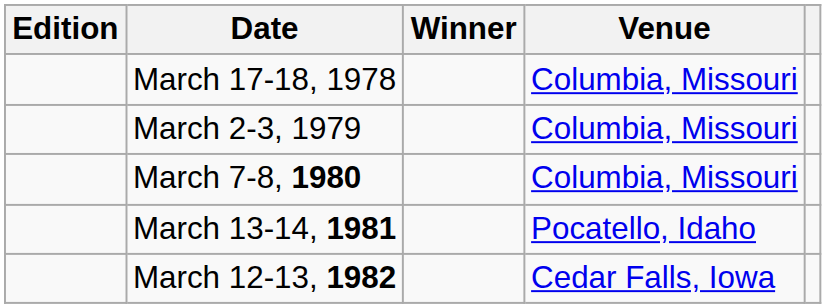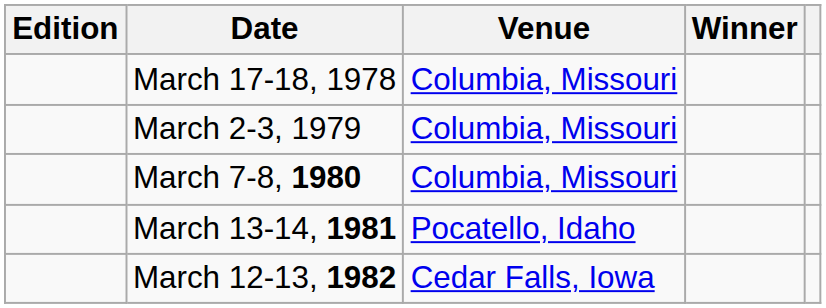columns swapped: (664, 29) <-> (464, 29)
